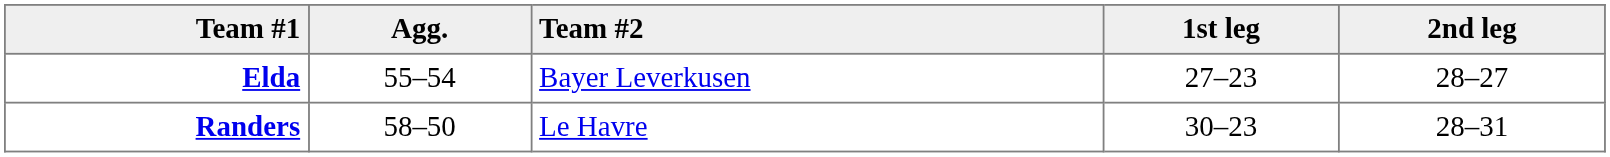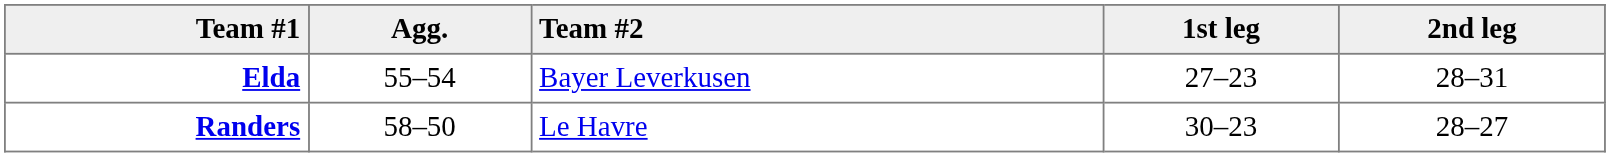(1472, 77) 28–27 -> (1472, 77) 28–31
(1472, 126) 28–31 -> (1472, 126) 28–27
